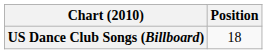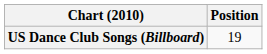(235, 37) 18 -> (235, 37) 19
